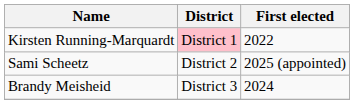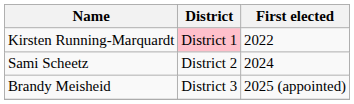(295, 63) 2025 (appointed) -> (259, 63) 2024
(259, 87) 2024 -> (295, 87) 2025 (appointed)
